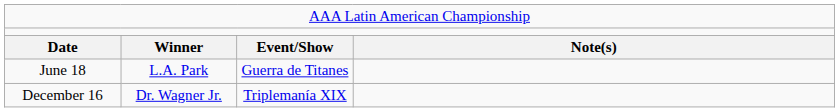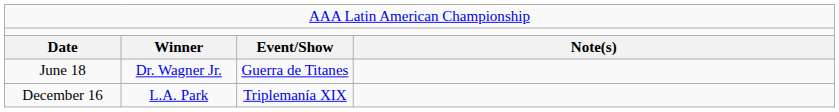(179, 71) L.A. Park -> (179, 71) Dr. Wagner Jr.
(179, 94) Dr. Wagner Jr. -> (179, 94) L.A. Park
